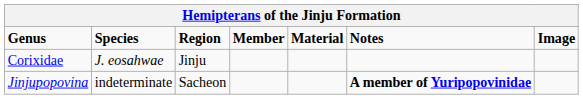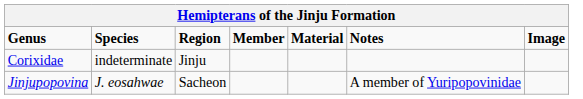(129, 60) J. eosahwae -> (133, 60) indeterminate
(133, 82) indeterminate -> (129, 82) J. eosahwae
(440, 82) bold -> (435, 82) normal
